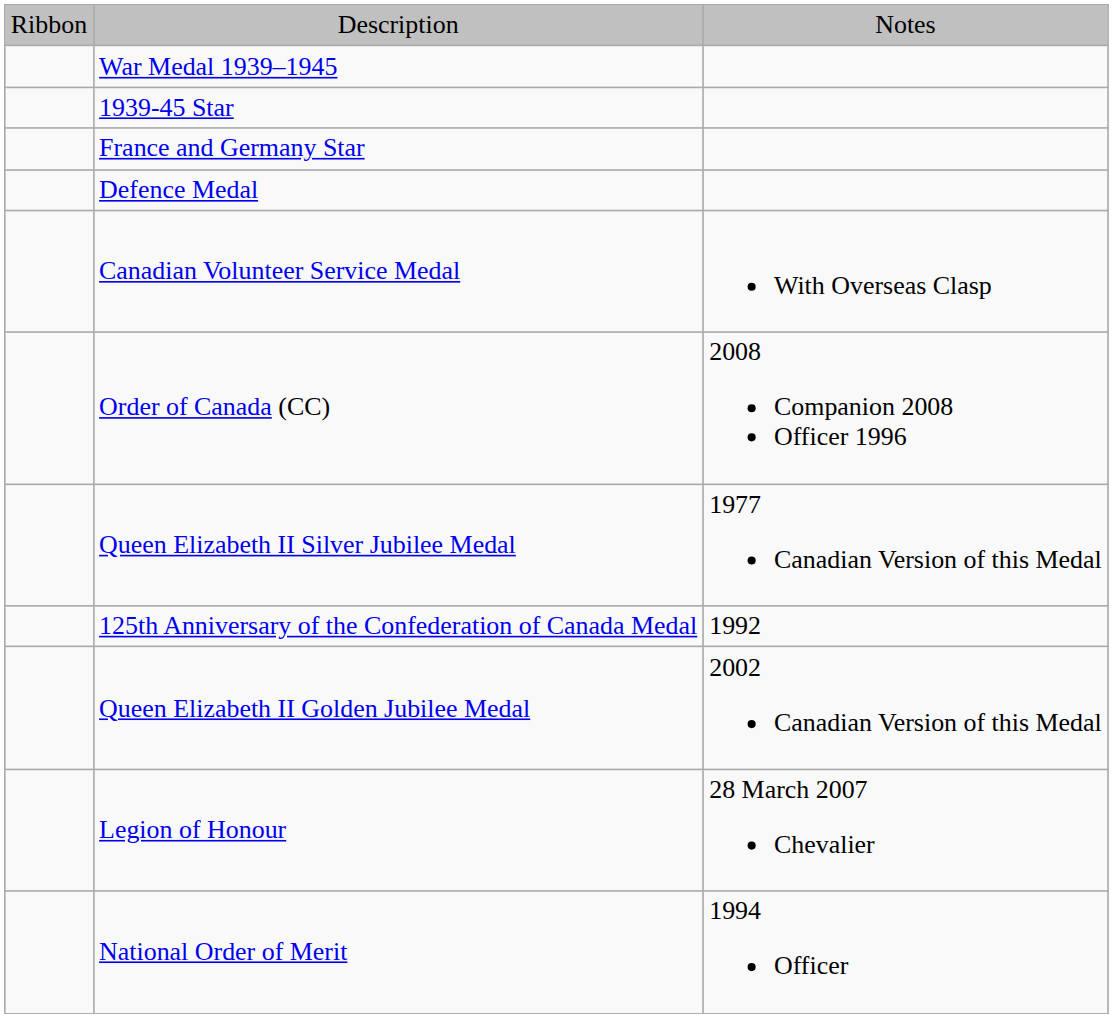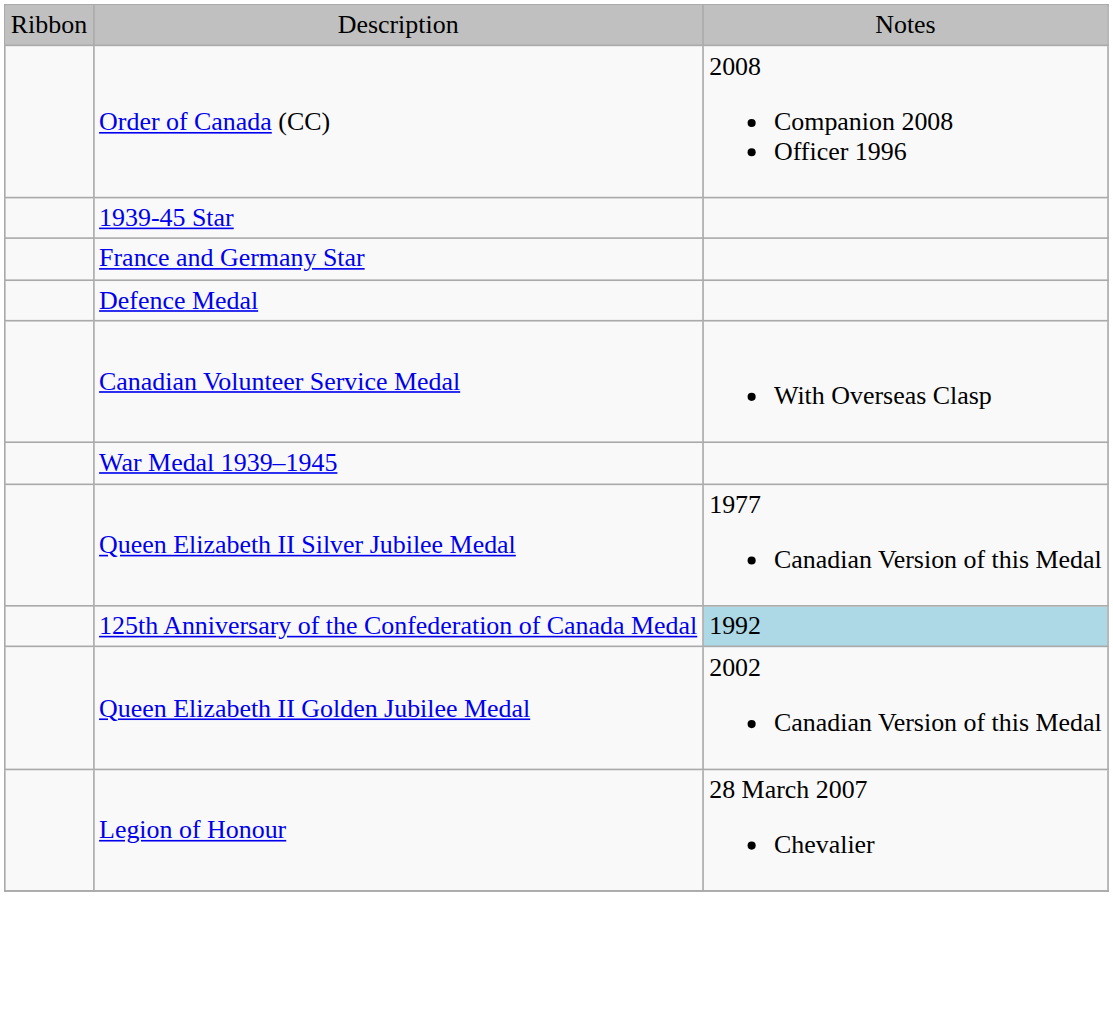rows swapped: (215, 407) <-> (218, 66)
(735, 626) no background -> (735, 626) lightblue background
- row: (223, 951)
